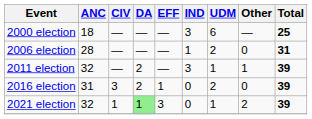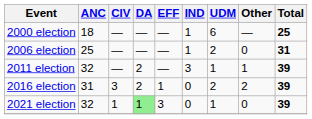(188, 31) 3 -> (188, 31) 1
(87, 50) 28 -> (87, 50) 25
(245, 86) 0 -> (245, 86) 2
(245, 104) 2 -> (245, 104) 0
